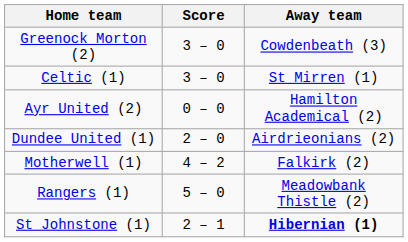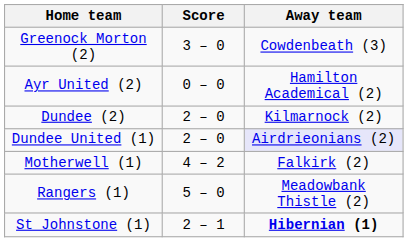- row: (83, 78)
+ row: (83, 117)
(324, 140) no background -> (324, 140) lavender background
